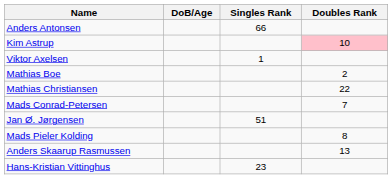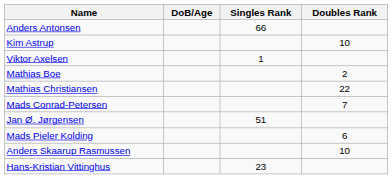(345, 43) pink background -> (345, 43) no background
(345, 135) 8 -> (345, 135) 6
(345, 151) 13 -> (345, 151) 10
